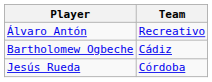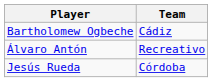rows swapped: (70, 49) <-> (47, 31)
